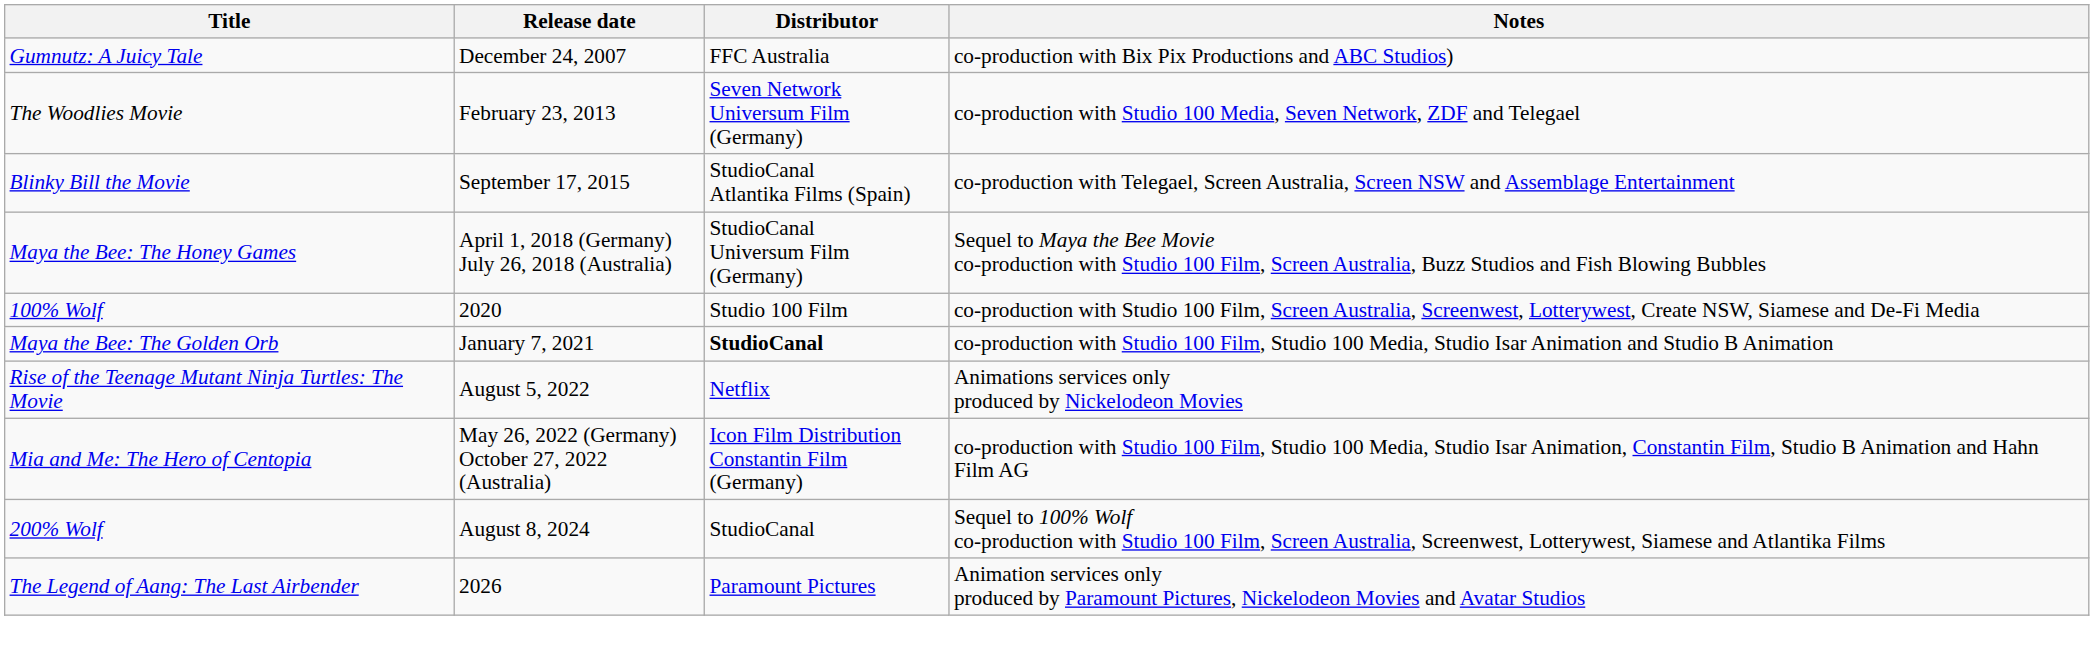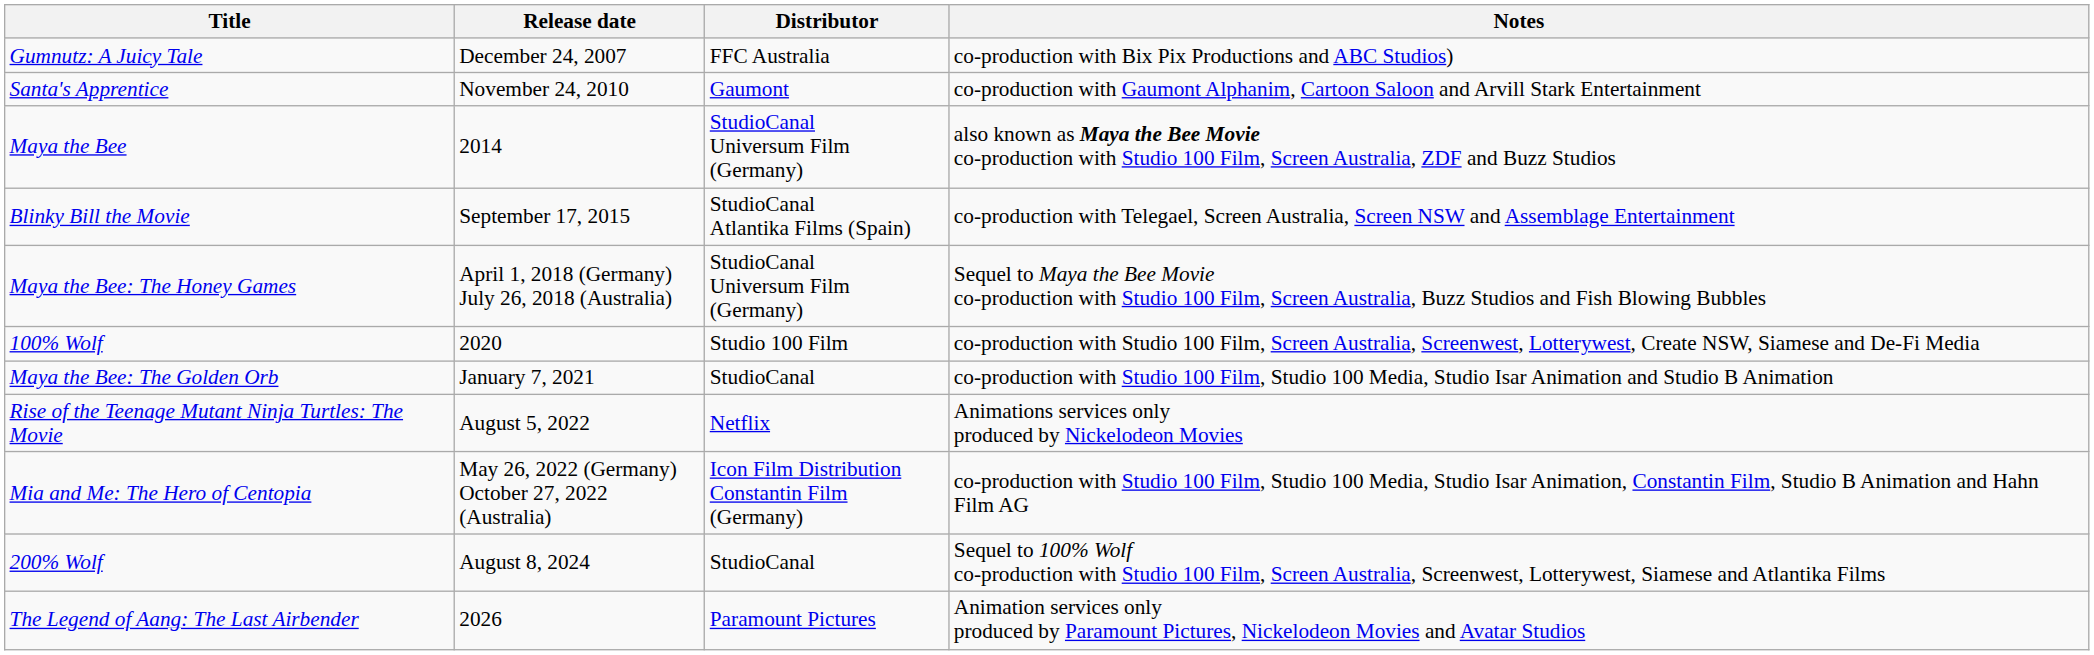+ row: (89, 88)
- row: (96, 112)
+ row: (68, 146)
(766, 343) bold -> (762, 377) normal
